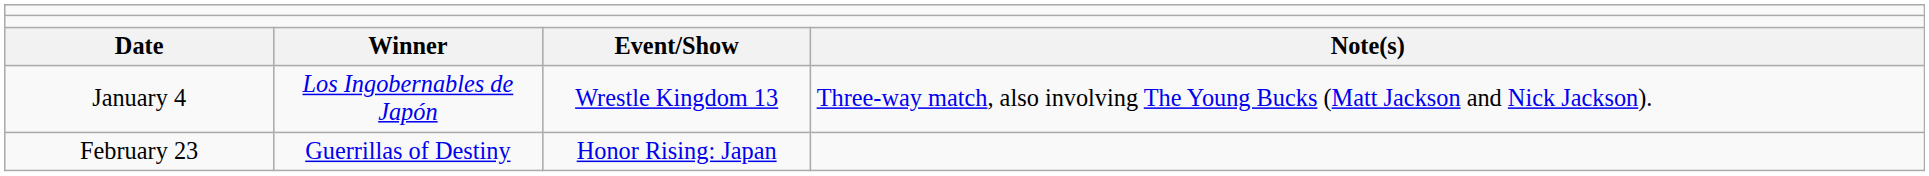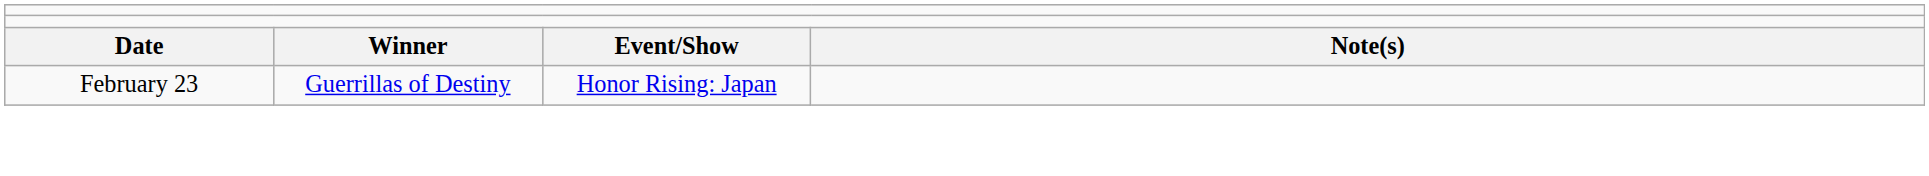- row: (139, 98)
